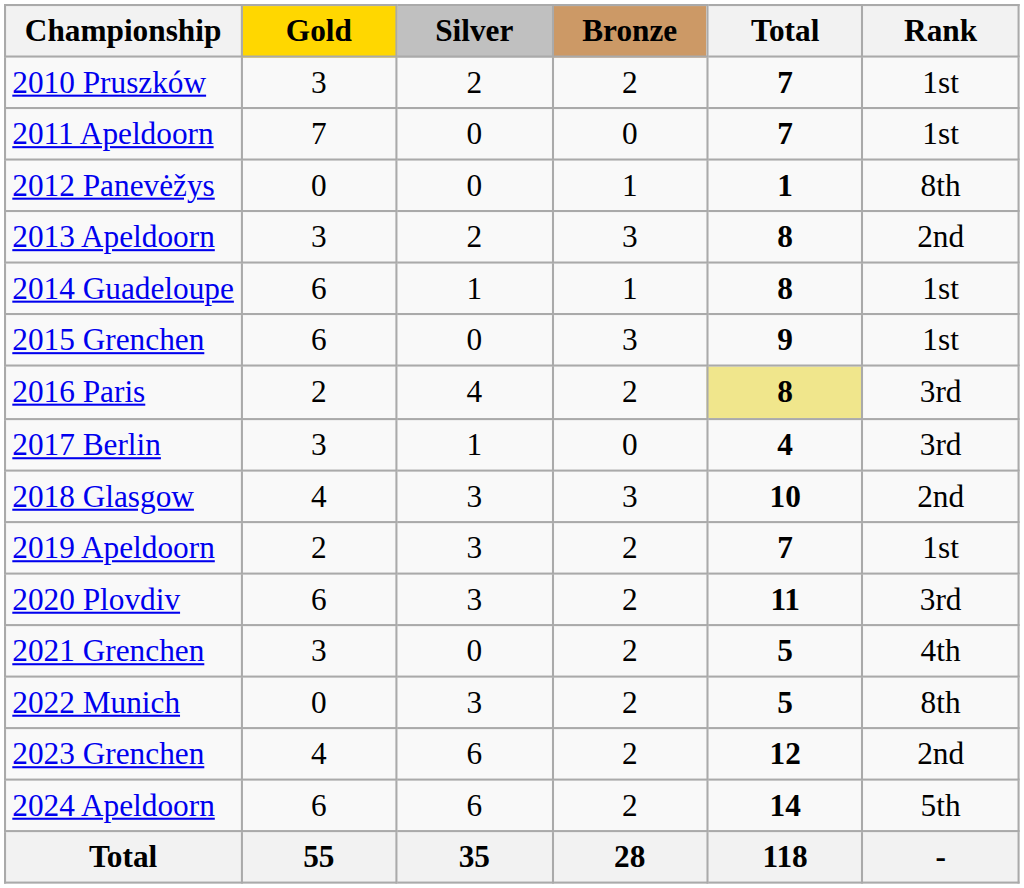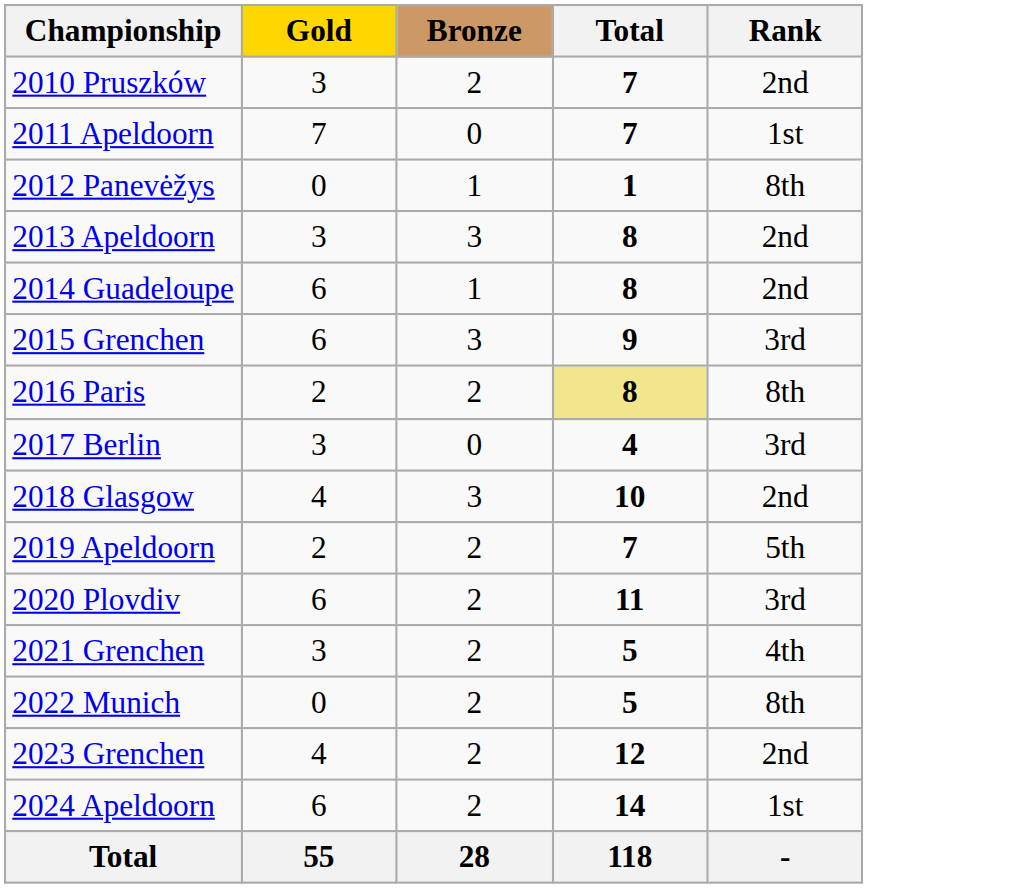- column: (474, 30)
(941, 82) 1st -> (785, 82) 2nd
(941, 288) 1st -> (785, 288) 2nd
(941, 340) 1st -> (785, 340) 3rd
(941, 391) 3rd -> (785, 391) 8th
(941, 546) 1st -> (785, 546) 5th
(941, 804) 5th -> (785, 804) 1st
